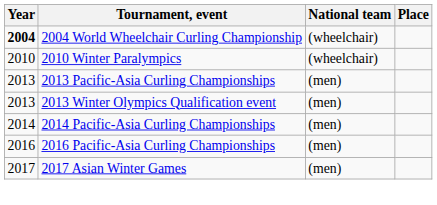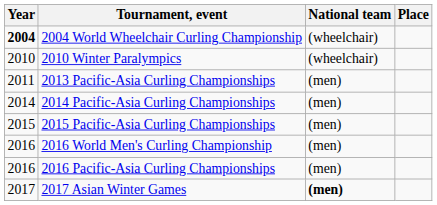(21, 80) 2013 -> (21, 80) 2011
- row: (159, 102)
+ row: (158, 124)
+ row: (157, 146)
(325, 168) normal -> (326, 189) bold
